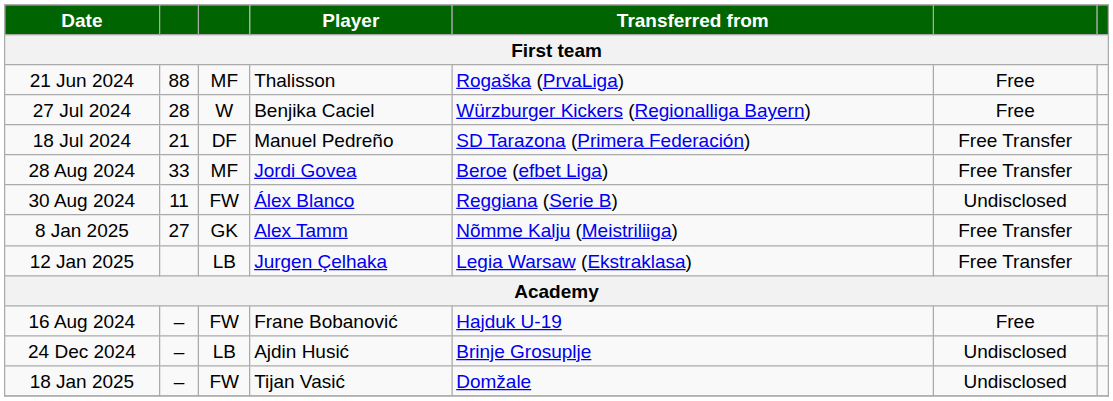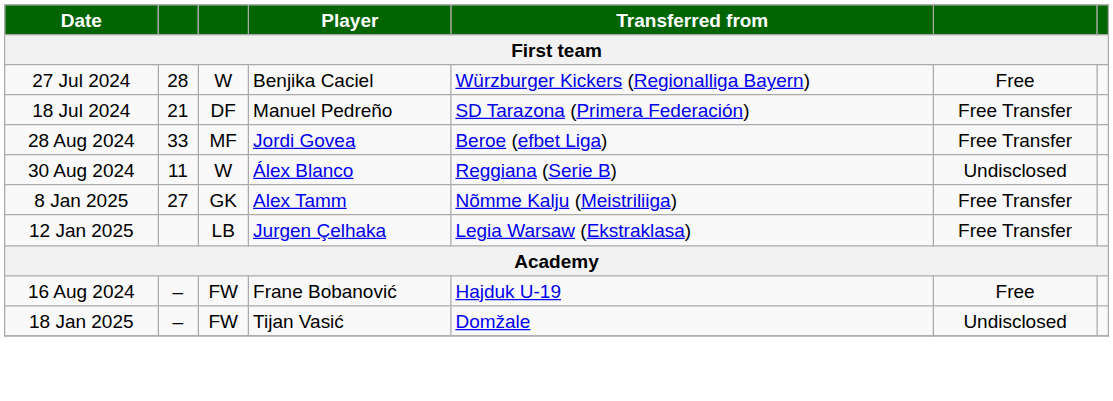- row: (82, 80)
(224, 200) FW -> (223, 170) W
- row: (82, 351)
